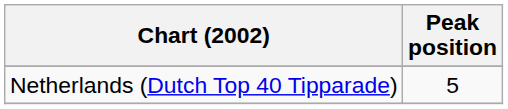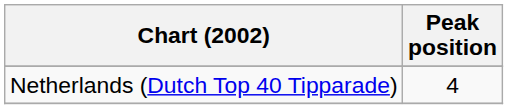(453, 84) 5 -> (453, 84) 4
